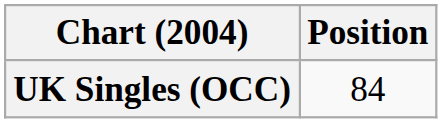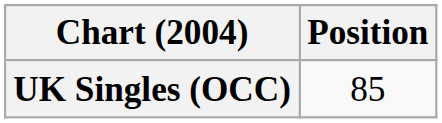(368, 88) 84 -> (368, 88) 85
